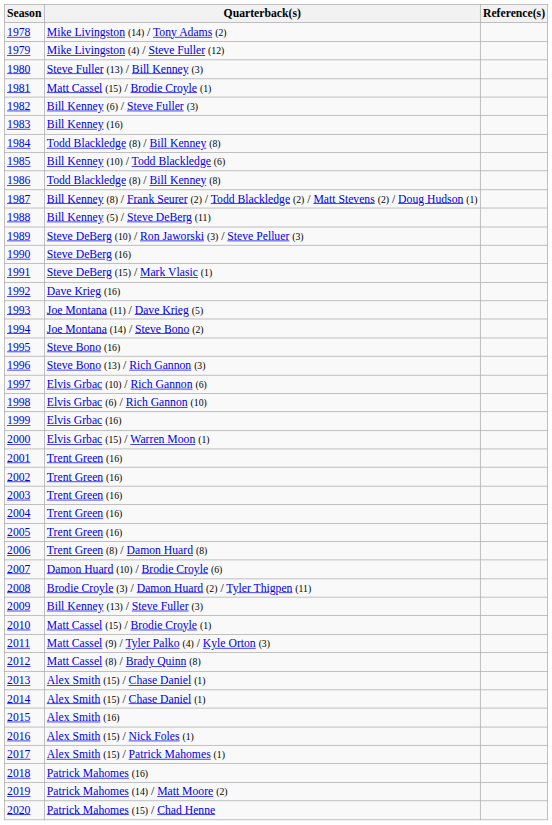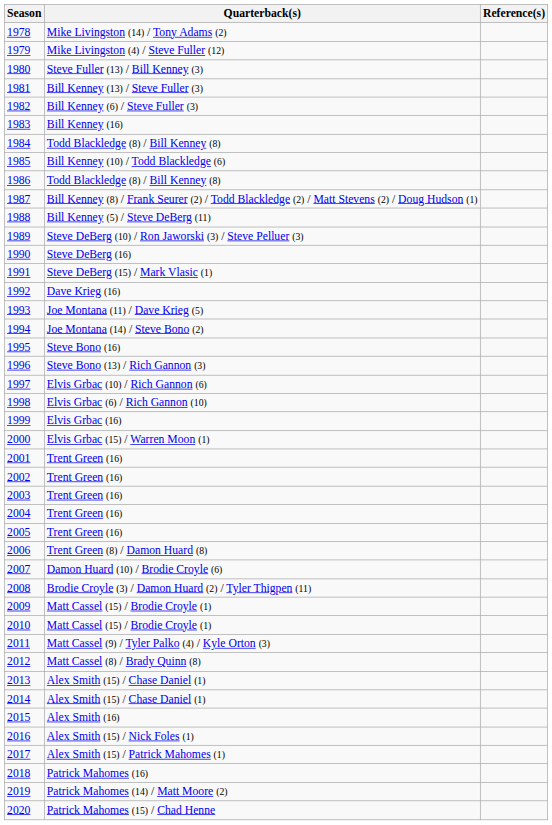(129, 87) Matt Cassel (15) / Brodie Croyle (1) -> (125, 87) Bill Kenney (13) / Steve Fuller (3)
(125, 606) Bill Kenney (13) / Steve Fuller (3) -> (129, 606) Matt Cassel (15) / Brodie Croyle (1)
